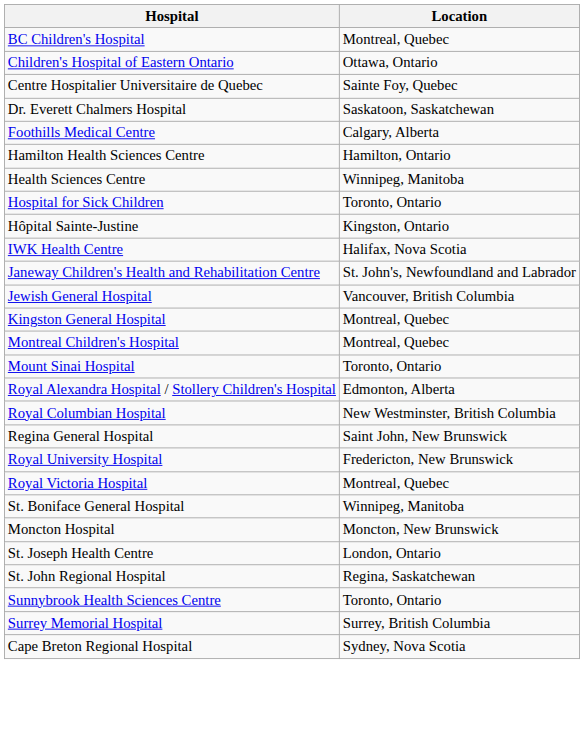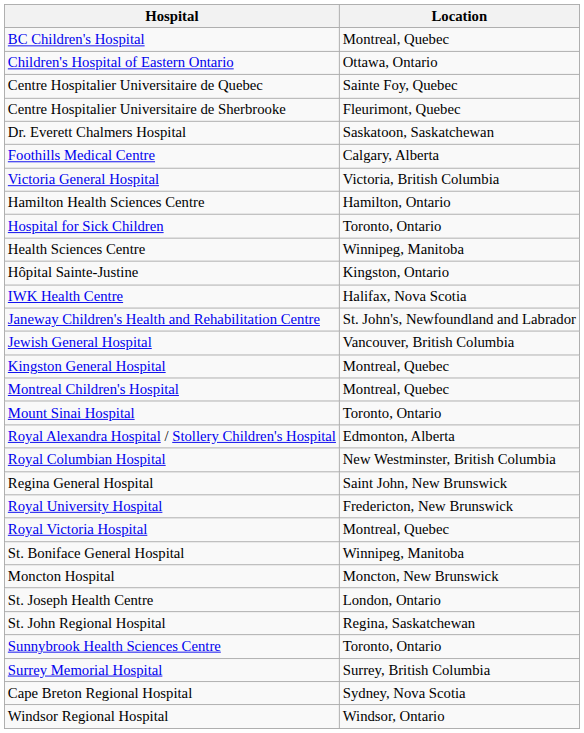+ row: (147, 109)
+ row: (83, 179)
rows swapped: (86, 202) <-> (77, 179)
+ row: (88, 716)
